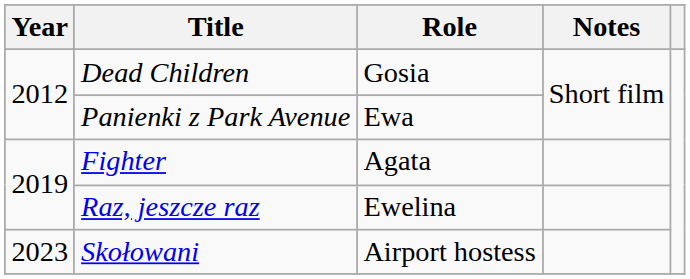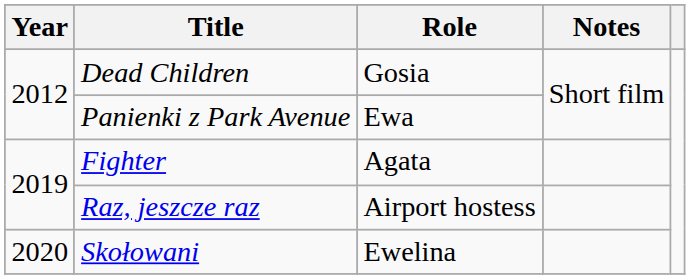(410, 206) Ewelina -> (450, 206) Airport hostess
(40, 251) 2023 -> (40, 251) 2020
(450, 251) Airport hostess -> (410, 251) Ewelina
